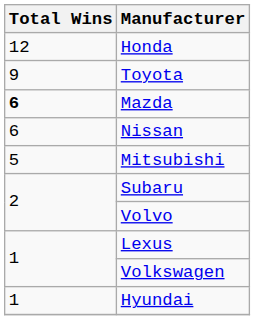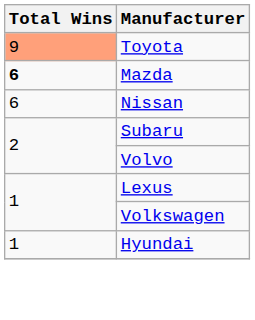- row: (147, 47)
(14, 75) no background -> (14, 47) lightsalmon background
- row: (173, 160)
